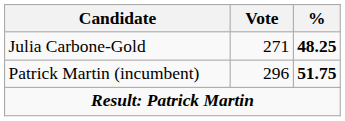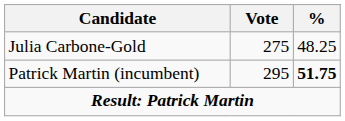(276, 45) 271 -> (276, 45) 275
(317, 45) bold -> (317, 45) normal
(276, 73) 296 -> (276, 73) 295
